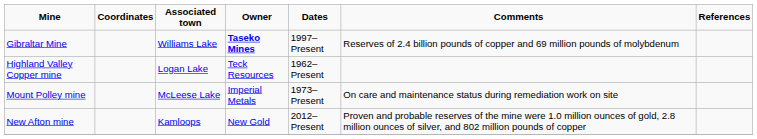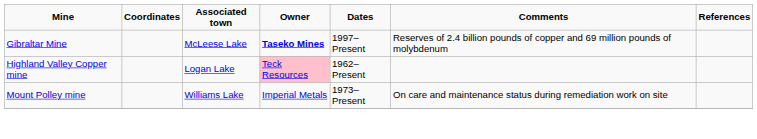(187, 43) Williams Lake -> (216, 43) McLeese Lake
(251, 69) no background -> (285, 69) pink background
(189, 95) McLeese Lake -> (214, 95) Williams Lake
- row: (40, 121)
